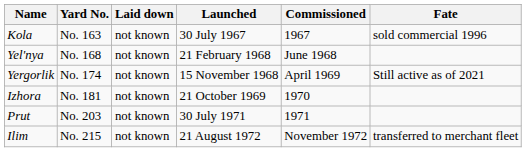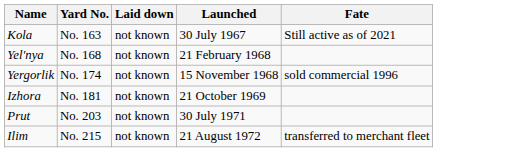- column: (326, 14)
(430, 34) sold commercial 1996 -> (340, 34) Still active as of 2021
(429, 75) Still active as of 2021 -> (341, 75) sold commercial 1996
